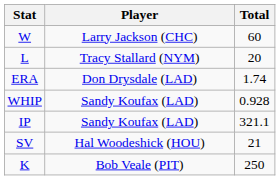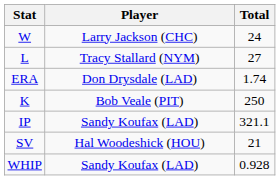(254, 36) 60 -> (254, 36) 24
(254, 57) 20 -> (254, 57) 27
rows swapped: (25, 164) <-> (25, 100)
